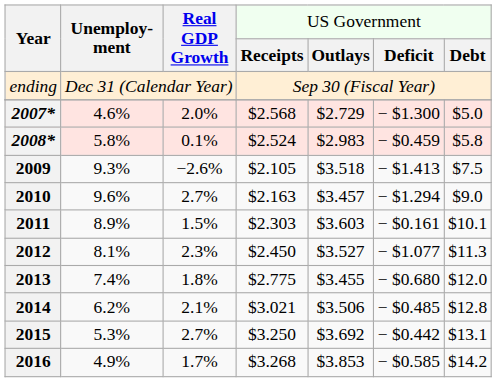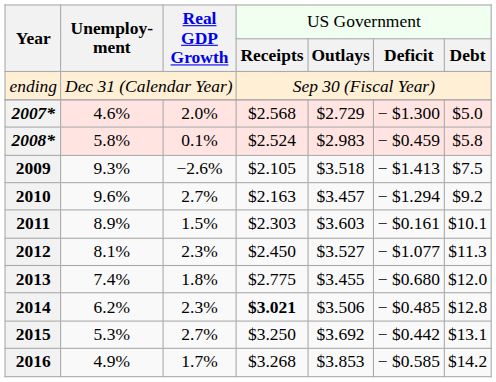(468, 196) $9.0 -> (468, 196) $9.2
(200, 306) 2.1% -> (200, 306) 2.3%
(272, 306) normal -> (272, 306) bold
